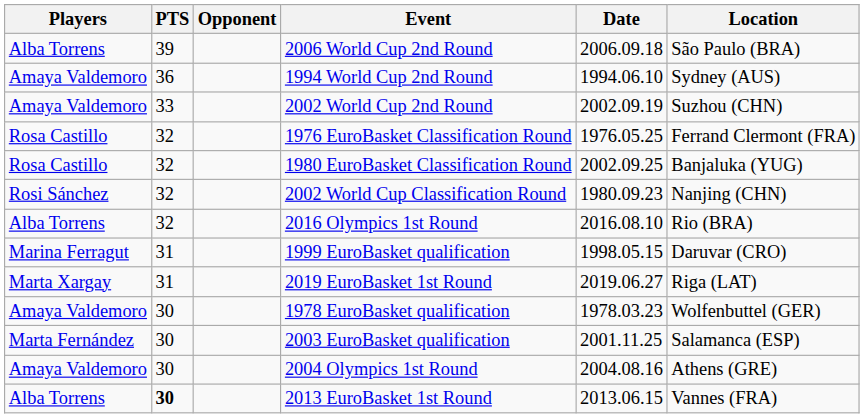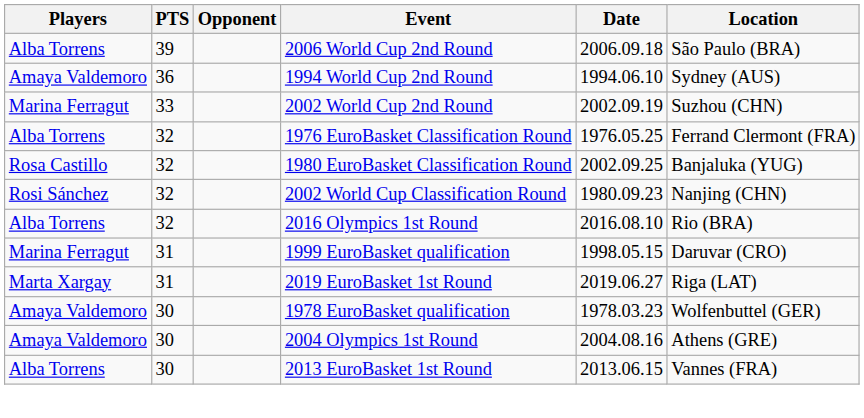(78, 106) Amaya Valdemoro -> (69, 106) Marina Ferragut
(58, 135) Rosa Castillo -> (57, 135) Alba Torrens
- row: (397, 340)
(165, 398) bold -> (165, 369) normal
